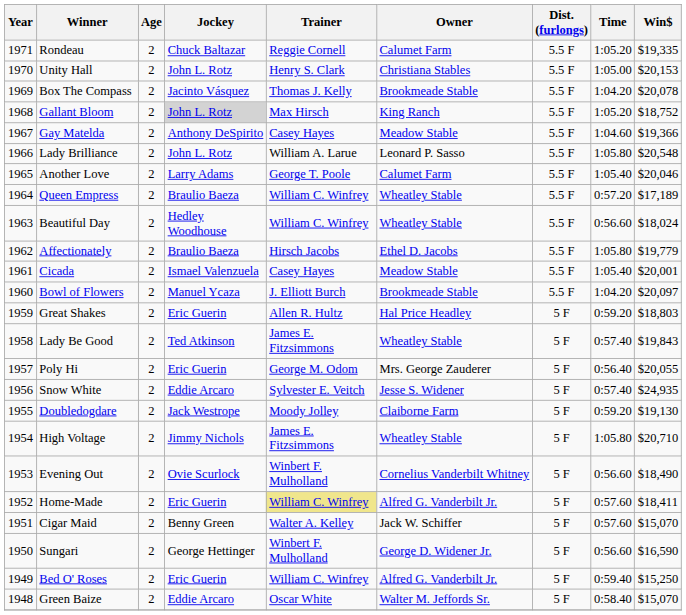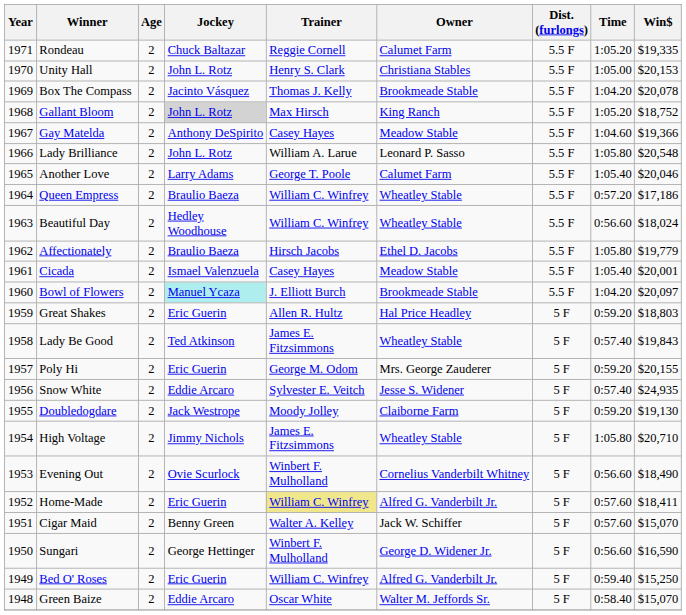(658, 195) $17,189 -> (658, 195) $17,186
(204, 292) no background -> (204, 292) paleturquoise background
(613, 369) 0:56.40 -> (613, 369) 0:59.20
(658, 369) $20,055 -> (658, 369) $20,155
